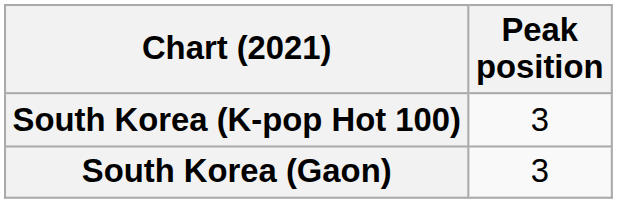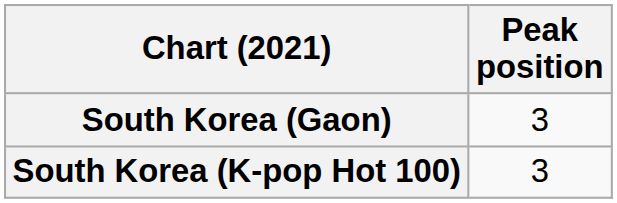rows swapped: (237, 171) <-> (237, 119)
